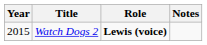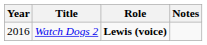(18, 31) 2015 -> (18, 31) 2016
